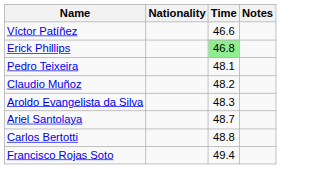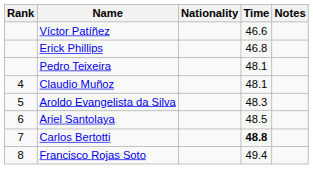+ column: (21, 13)
(224, 48) lightgreen background -> (256, 48) no background
(224, 84) 48.2 -> (256, 84) 48.1
(224, 119) 48.7 -> (256, 119) 48.5
(224, 137) normal -> (256, 137) bold
